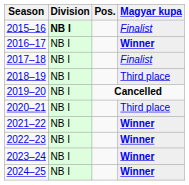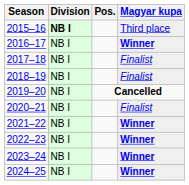(136, 28) Finalist -> (145, 28) Third place
(145, 76) Third place -> (136, 76) Finalist
(145, 108) Third place -> (136, 108) Finalist
